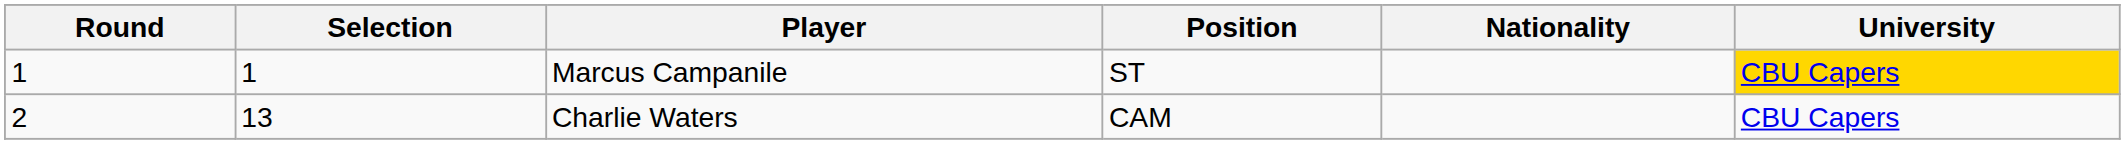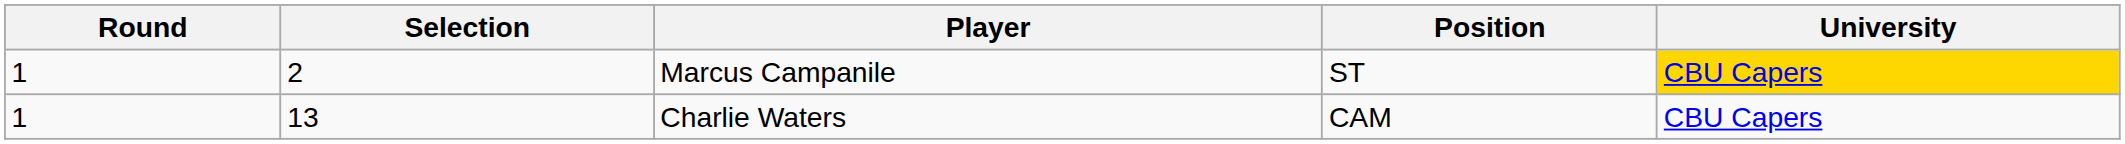- column: (1558, 27)
(249, 72) 1 -> (295, 72) 2
(19, 117) 2 -> (19, 117) 1
